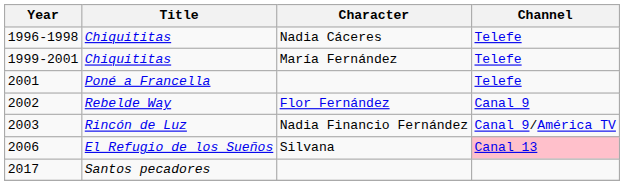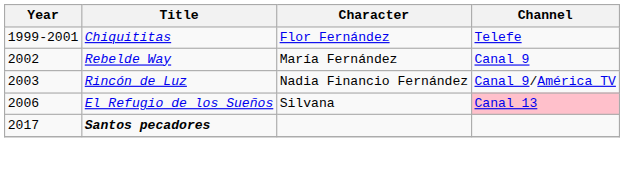- row: (43, 37)
(339, 59) María Fernández -> (335, 37) Flor Fernández
- row: (23, 81)
(335, 103) Flor Fernández -> (339, 59) María Fernández
(148, 169) normal -> (148, 125) bold
